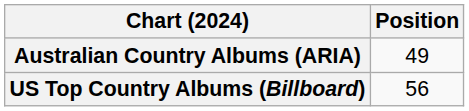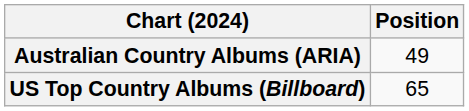(417, 88) 56 -> (417, 88) 65
